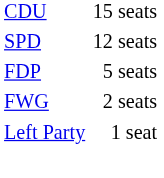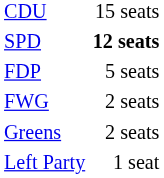(125, 41) normal -> (126, 41) bold
+ row: (33, 132)
